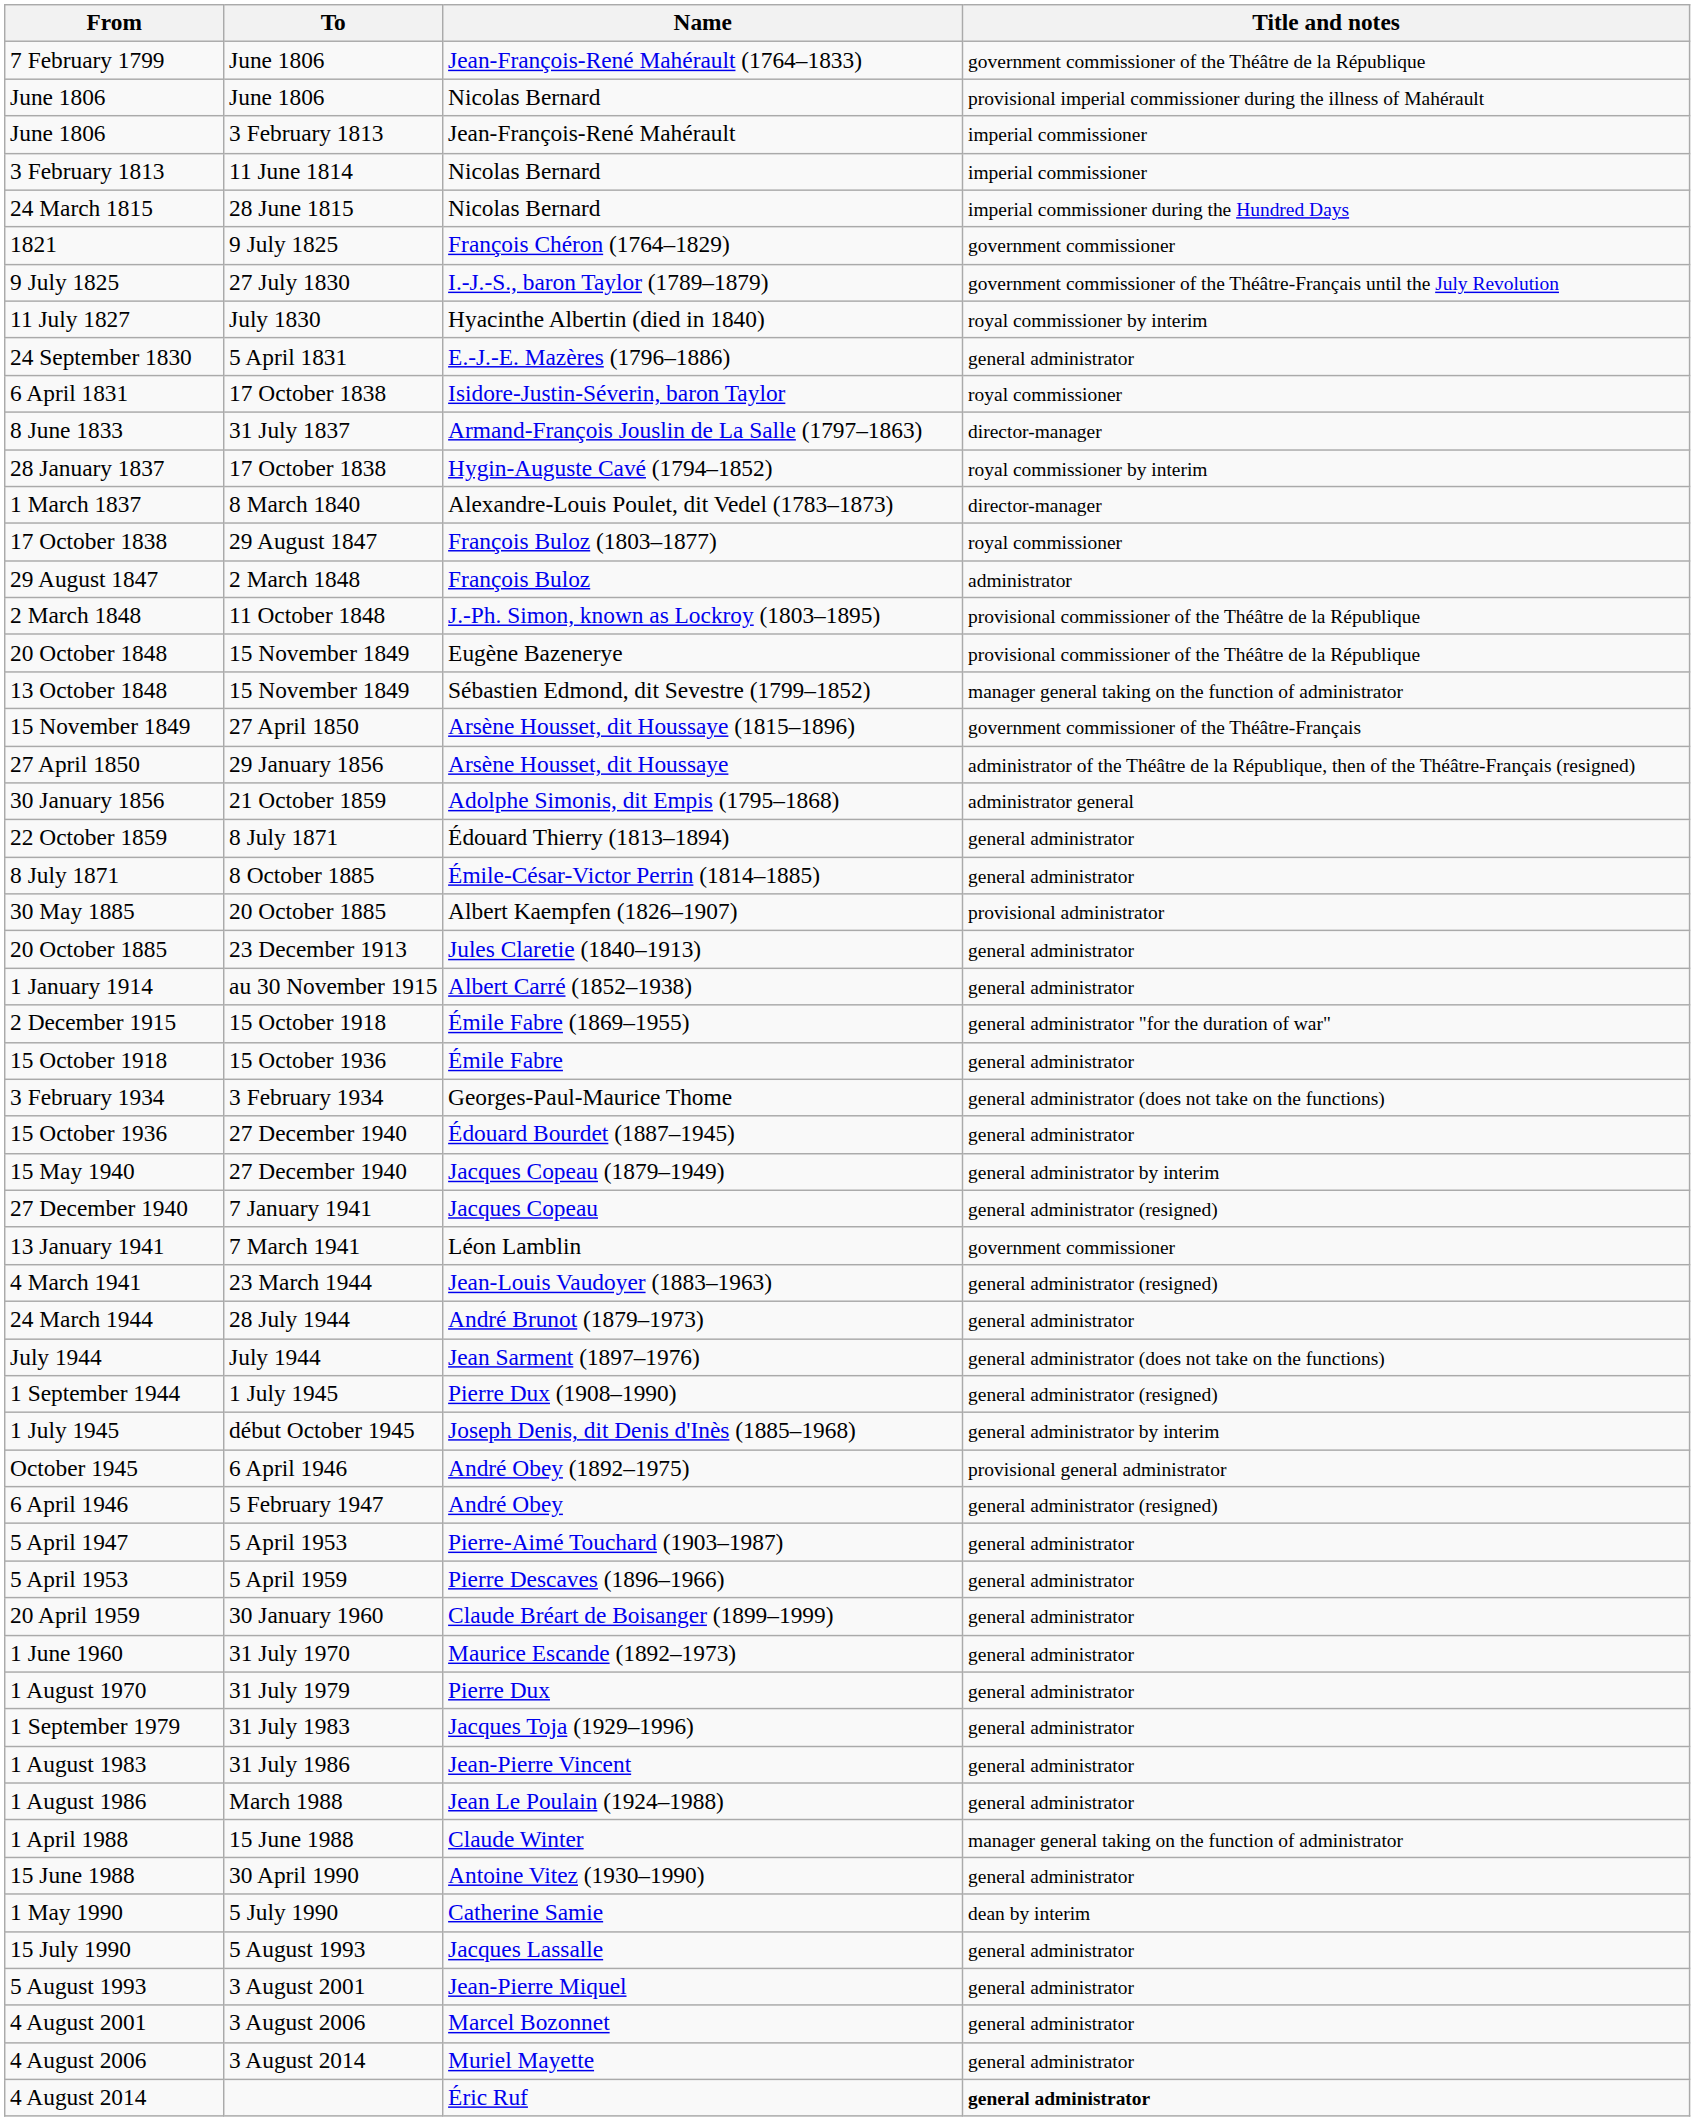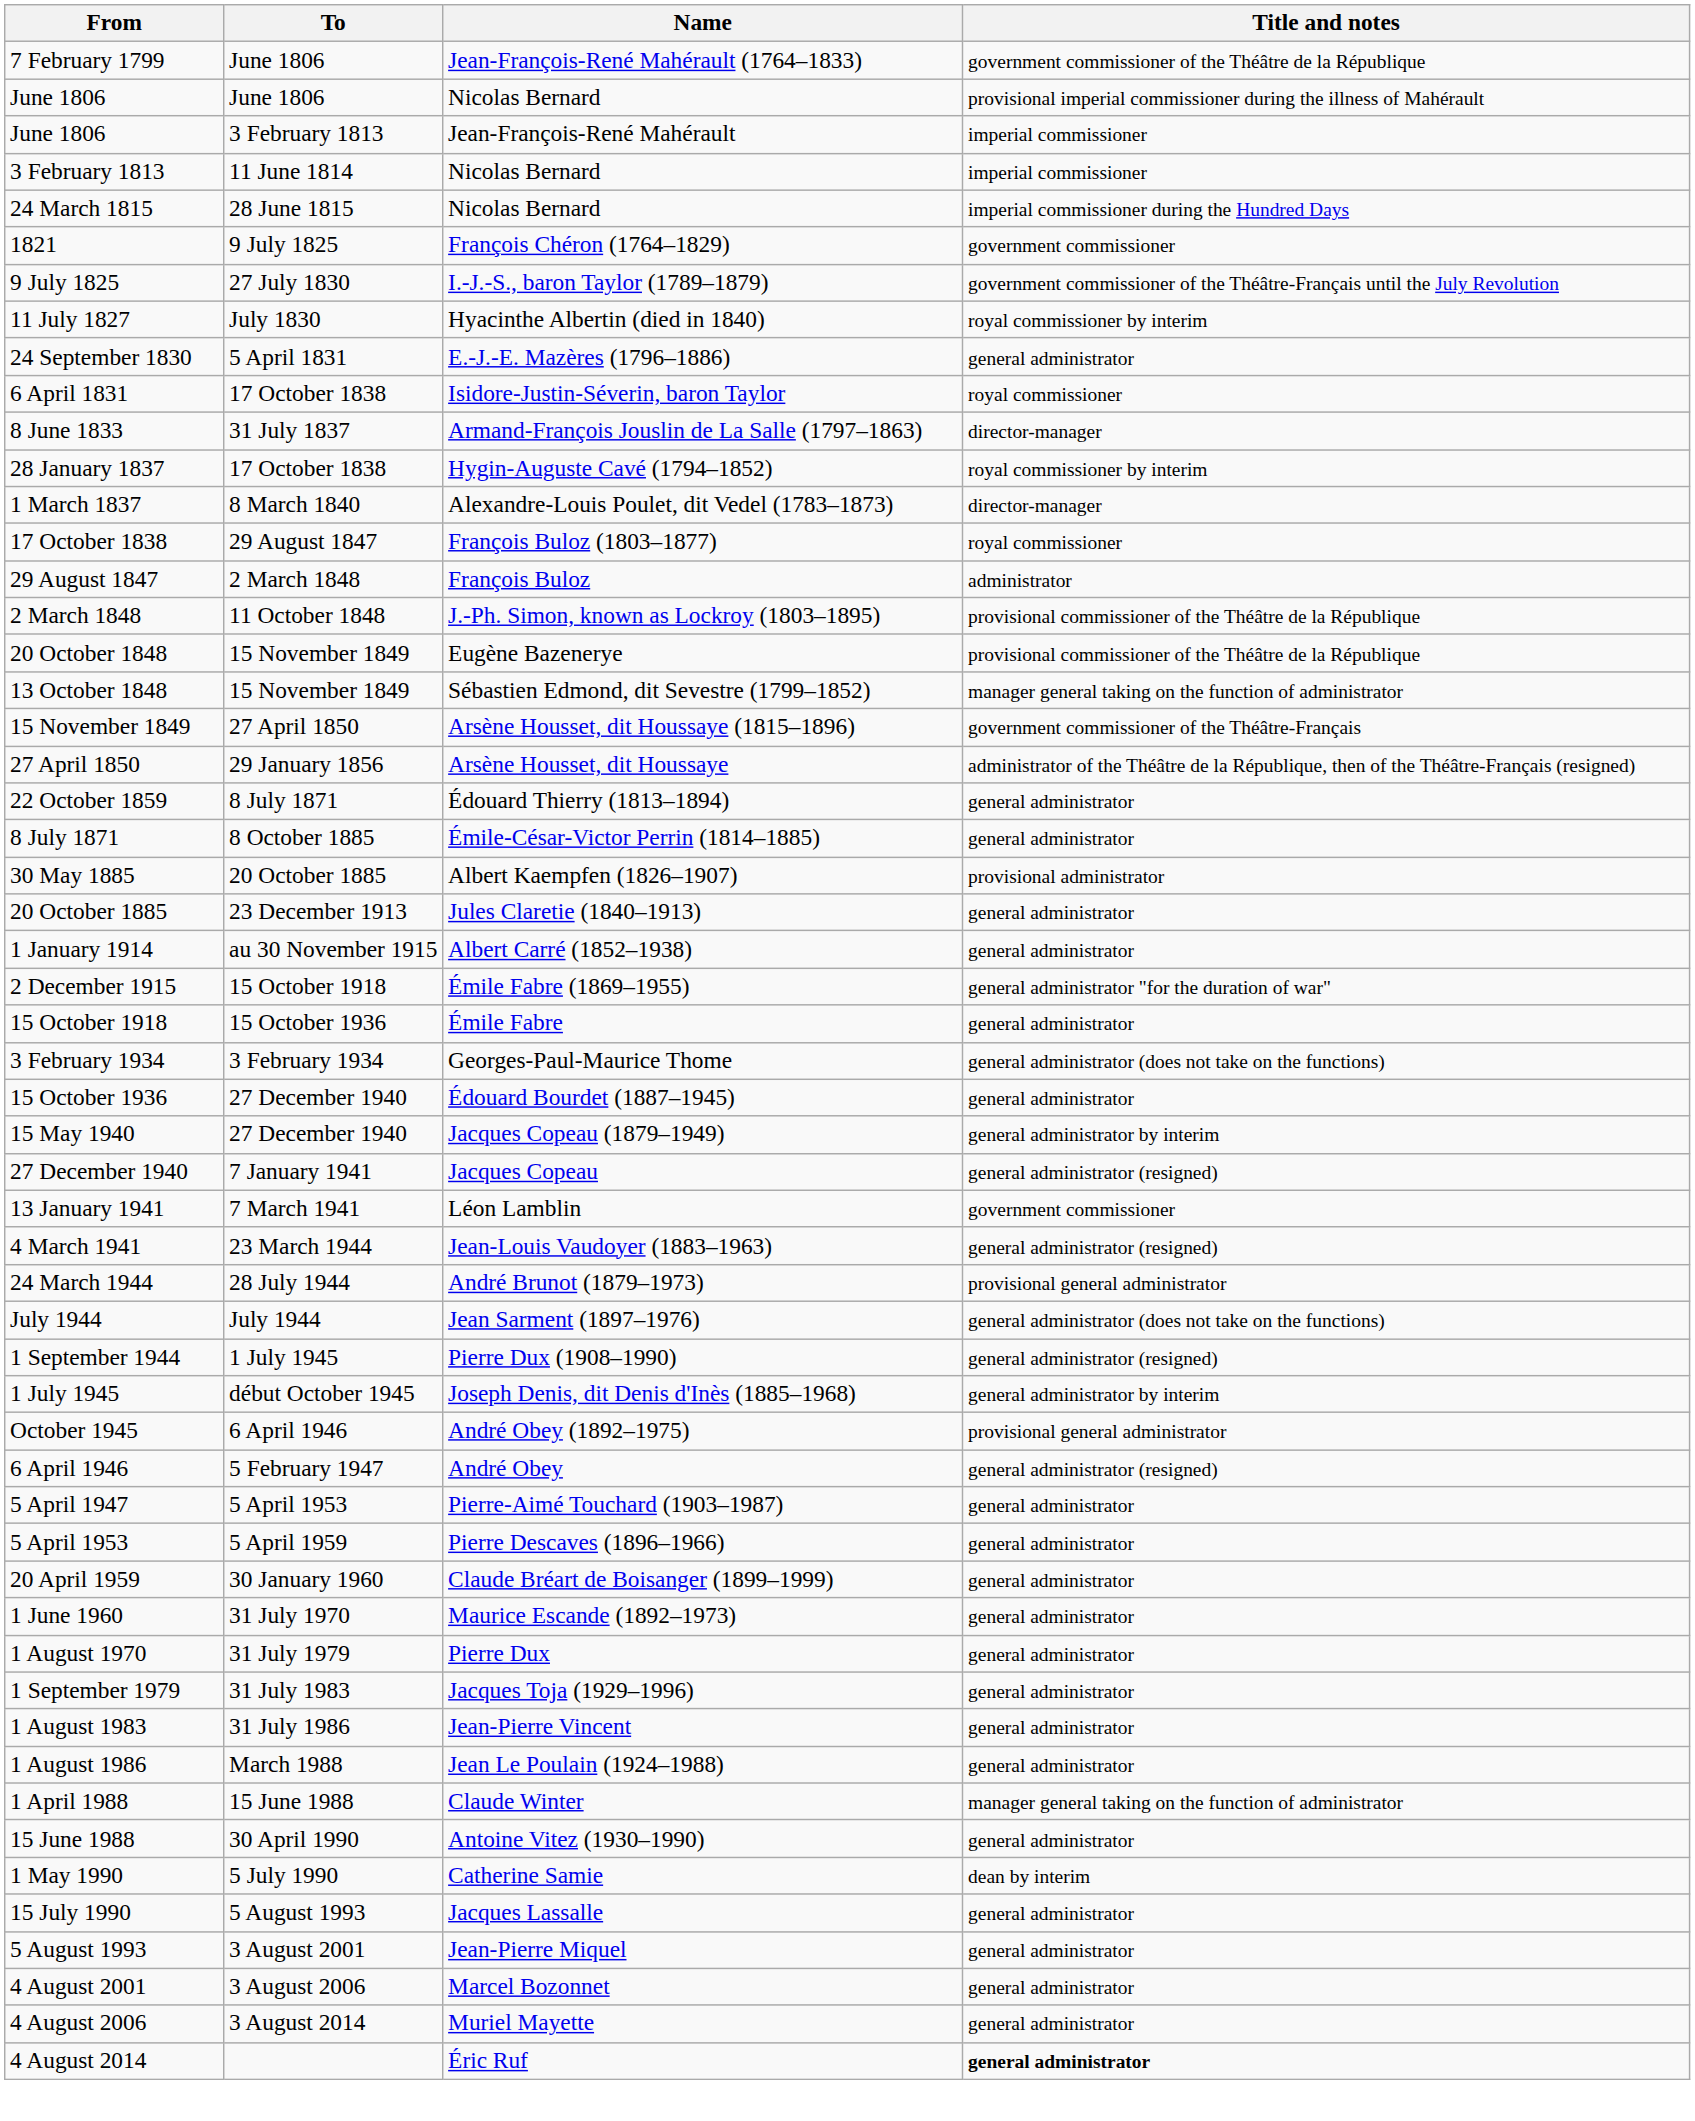- row: (87, 801)
(1051, 1321) general administrator -> (1097, 1284) provisional general administrator
